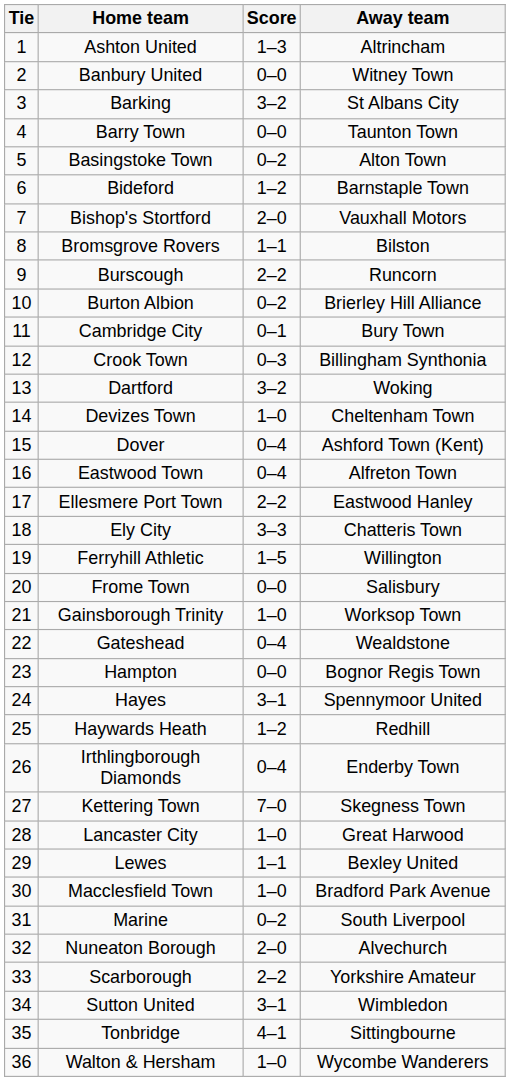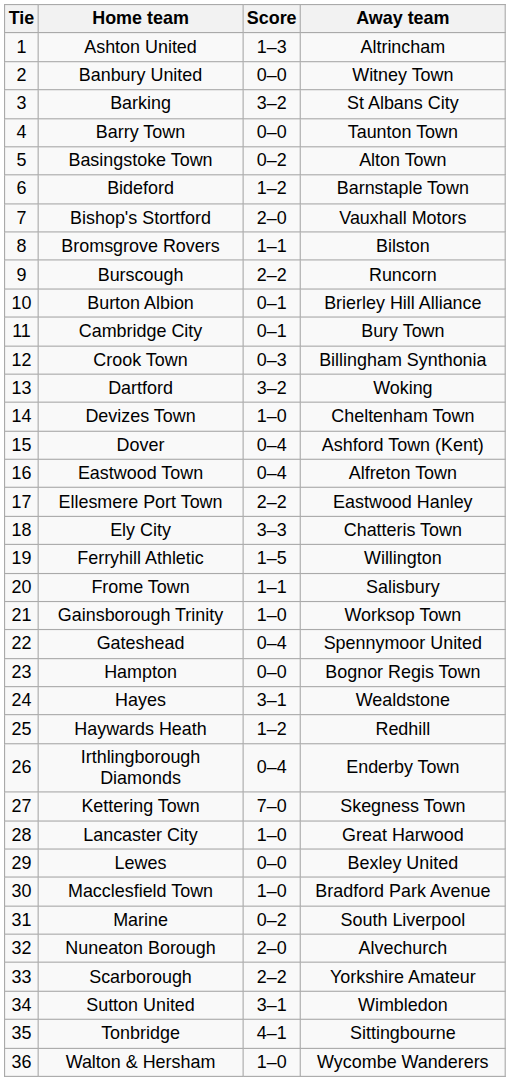(272, 302) 0–2 -> (272, 302) 0–1
(272, 587) 0–0 -> (272, 587) 1–1
(403, 643) Wealdstone -> (403, 643) Spennymoor United
(403, 700) Spennymoor United -> (403, 700) Wealdstone
(272, 863) 1–1 -> (272, 863) 0–0
